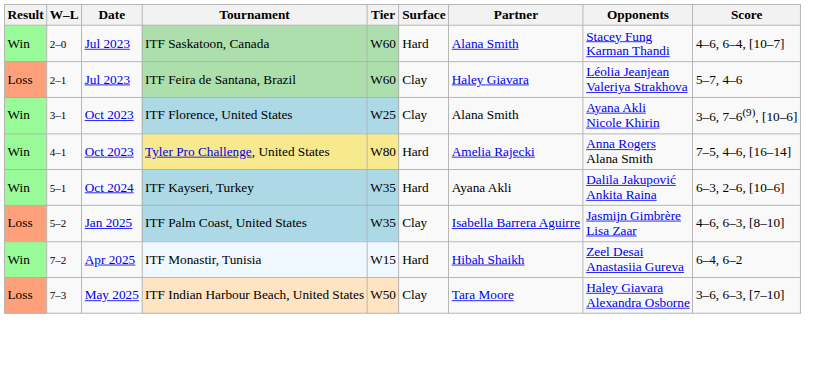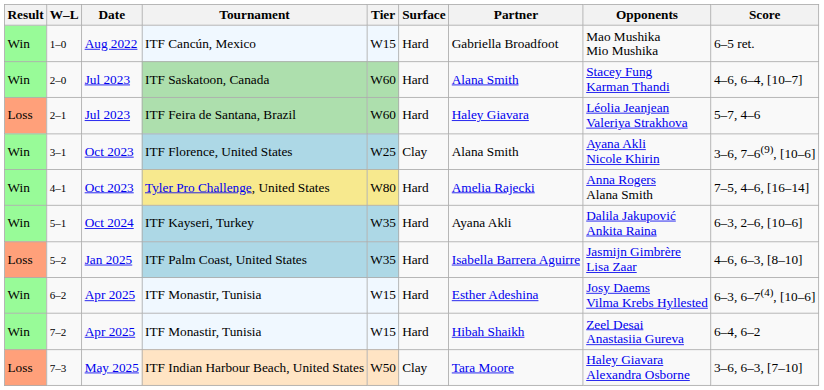+ row: (58, 44)
(415, 79) Clay -> (415, 115) Hard
(415, 223) Clay -> (415, 259) Hard
+ row: (58, 296)
